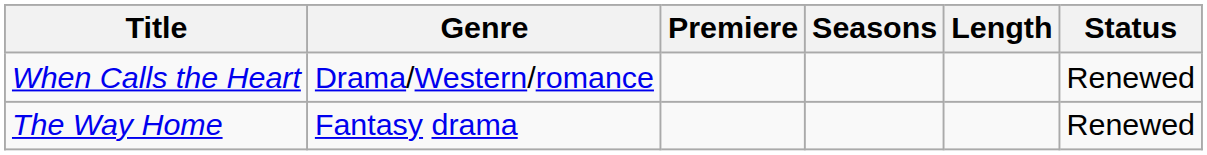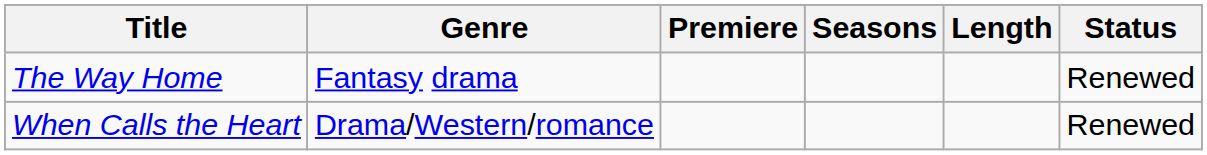rows swapped: (156, 76) <-> (117, 125)
